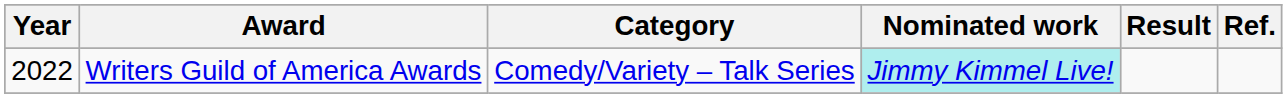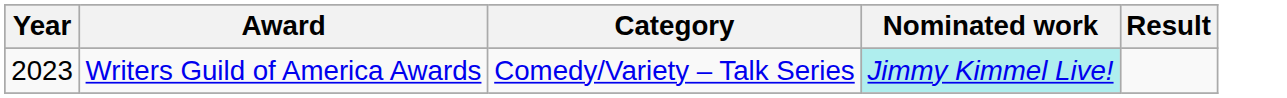- column: (1250, 26)
(42, 70) 2022 -> (42, 70) 2023
